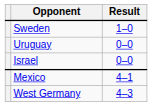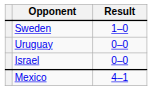- row: (47, 93)
